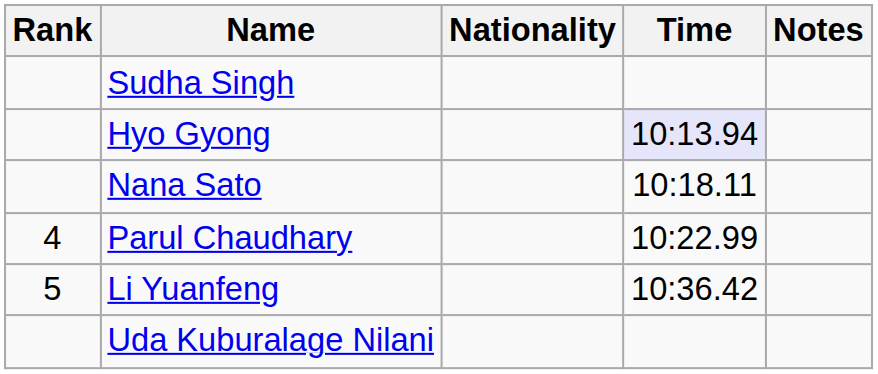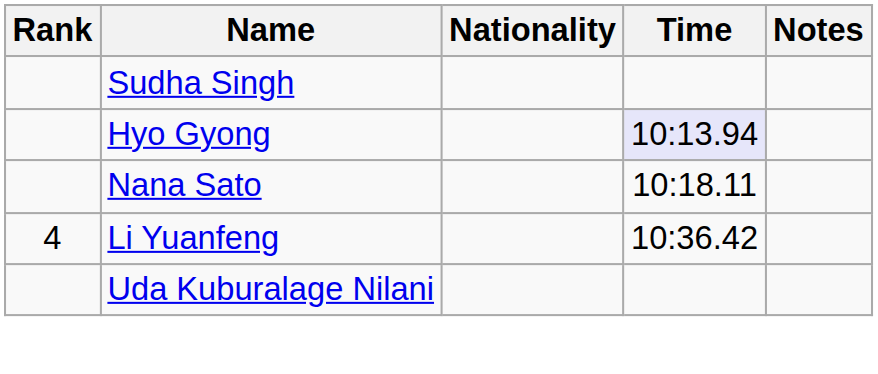- row: (230, 237)
(52, 289) 5 -> (52, 237) 4
